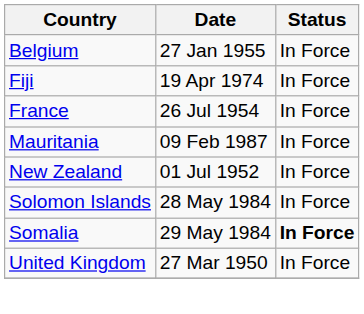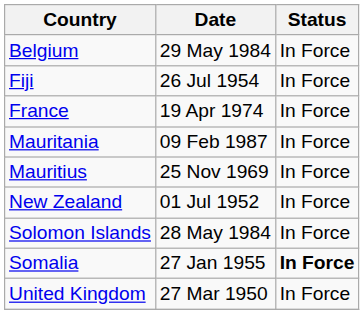(213, 50) 27 Jan 1955 -> (215, 50) 29 May 1984
(212, 80) 19 Apr 1974 -> (209, 80) 26 Jul 1954
(209, 111) 26 Jul 1954 -> (212, 111) 19 Apr 1974
+ row: (48, 171)
(215, 232) 29 May 1984 -> (213, 263) 27 Jan 1955
